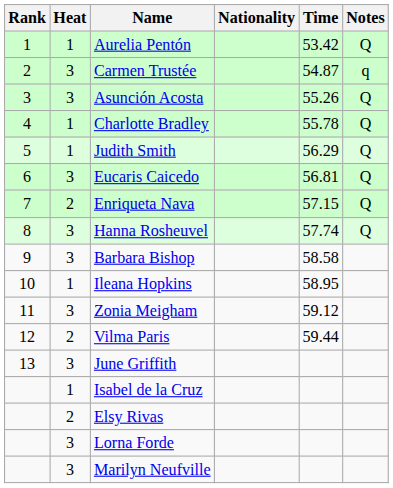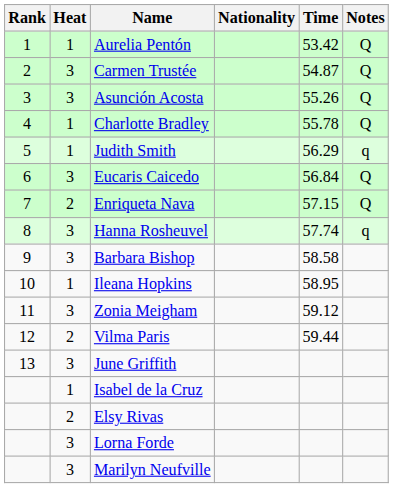(365, 71) q -> (365, 71) Q
(365, 150) Q -> (365, 150) q
(321, 177) 56.81 -> (321, 177) 56.84
(365, 230) Q -> (365, 230) q
